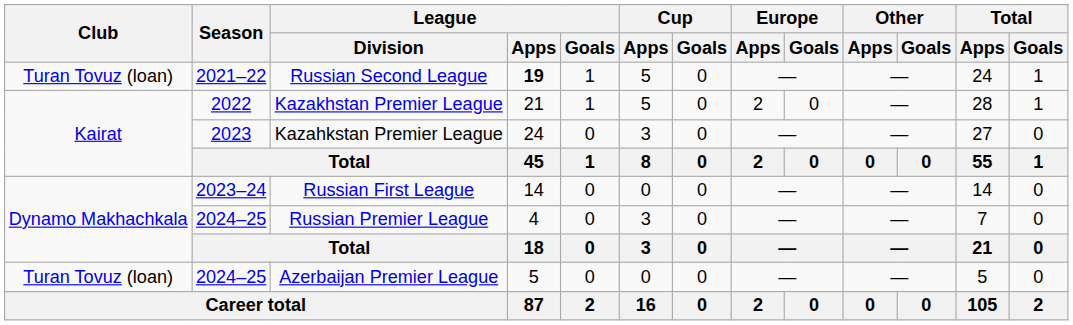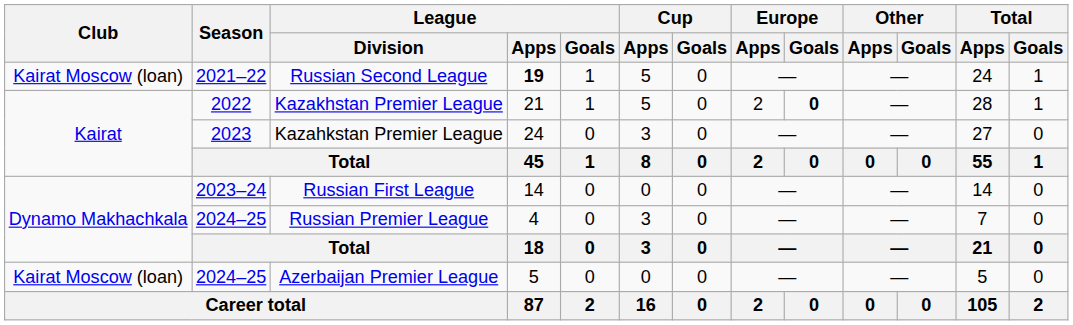(98, 76) Turan Tovuz (loan) -> (98, 76) Kairat Moscow (loan)
(814, 104) normal -> (814, 104) bold
(98, 276) Turan Tovuz (loan) -> (98, 276) Kairat Moscow (loan)
